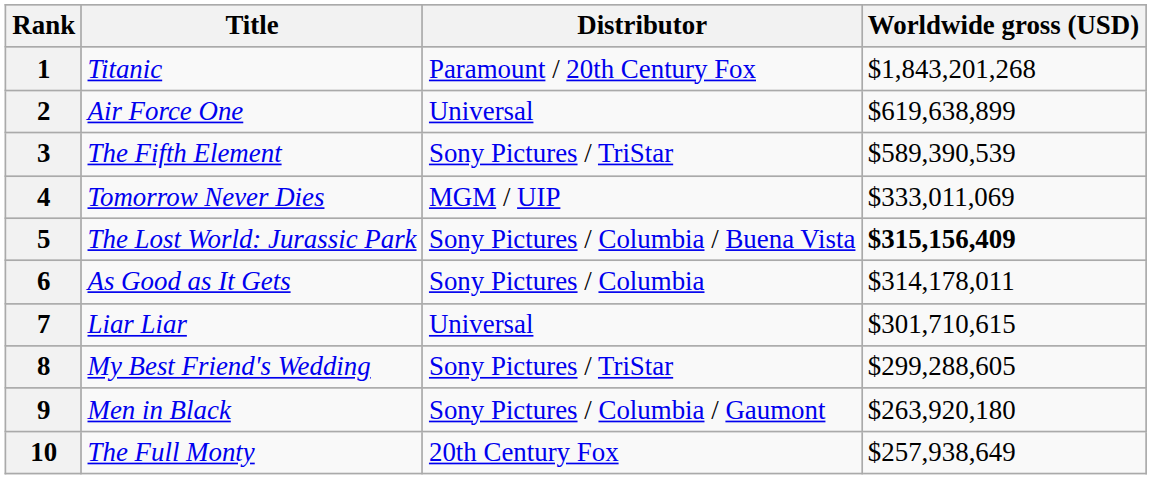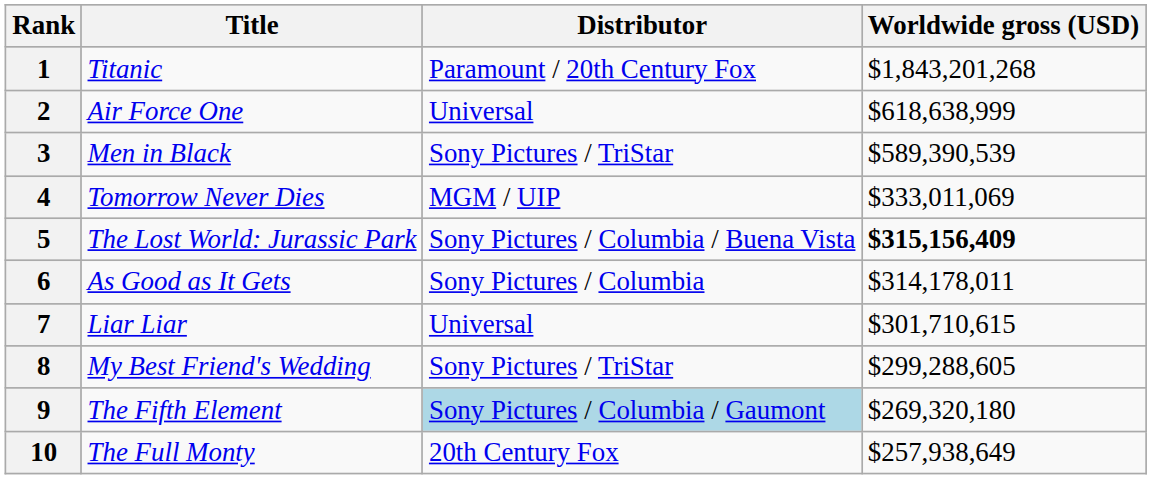(942, 111) $619,638,899 -> (942, 111) $618,638,999
(185, 153) The Fifth Element -> (159, 153) Men in Black
(159, 409) Men in Black -> (185, 409) The Fifth Element
(627, 409) no background -> (627, 409) lightblue background
(942, 409) $263,920,180 -> (942, 409) $269,320,180
